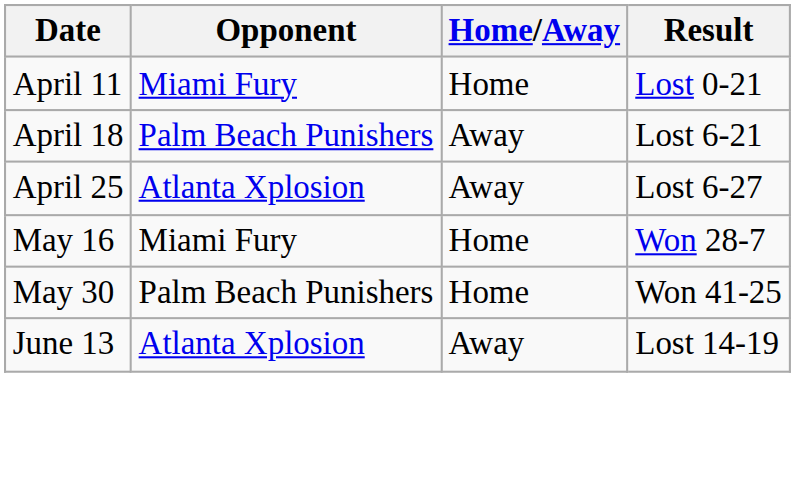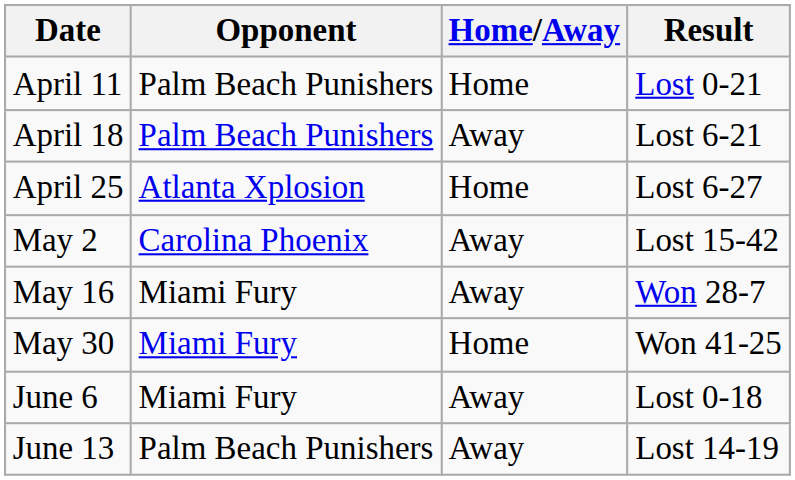(218, 82) Miami Fury -> (286, 82) Palm Beach Punishers
(486, 187) Away -> (489, 187) Home
+ row: (55, 239)
(489, 239) Home -> (486, 291) Away
(286, 291) Palm Beach Punishers -> (218, 344) Miami Fury
+ row: (55, 396)
(252, 344) Atlanta Xplosion -> (286, 448) Palm Beach Punishers
